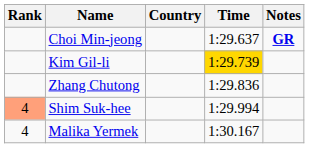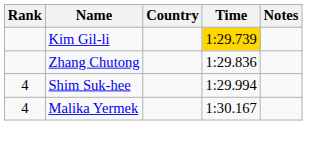- row: (95, 39)
(25, 108) lightsalmon background -> (25, 85) no background
